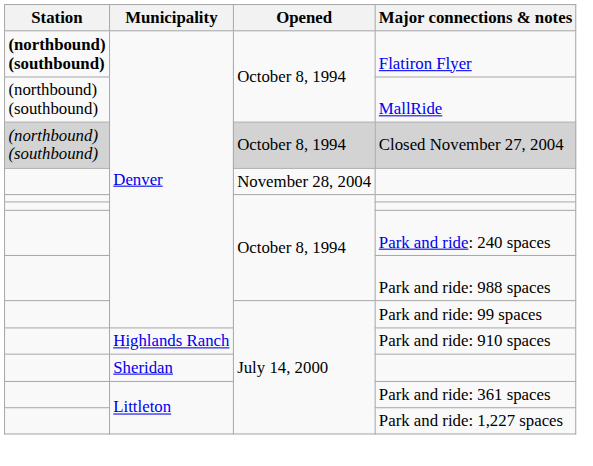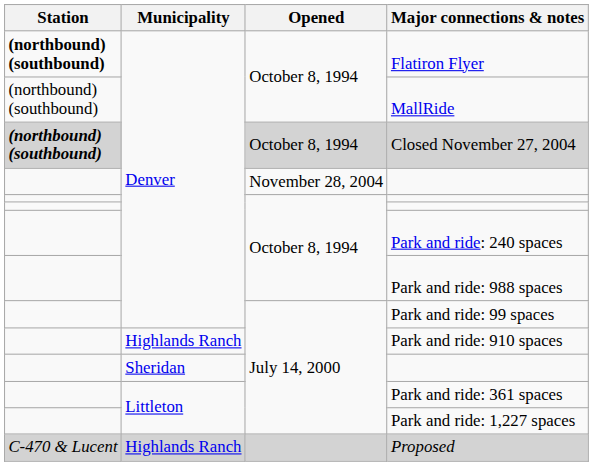(53, 145) normal -> (55, 145) bold
+ row: (316, 448)
